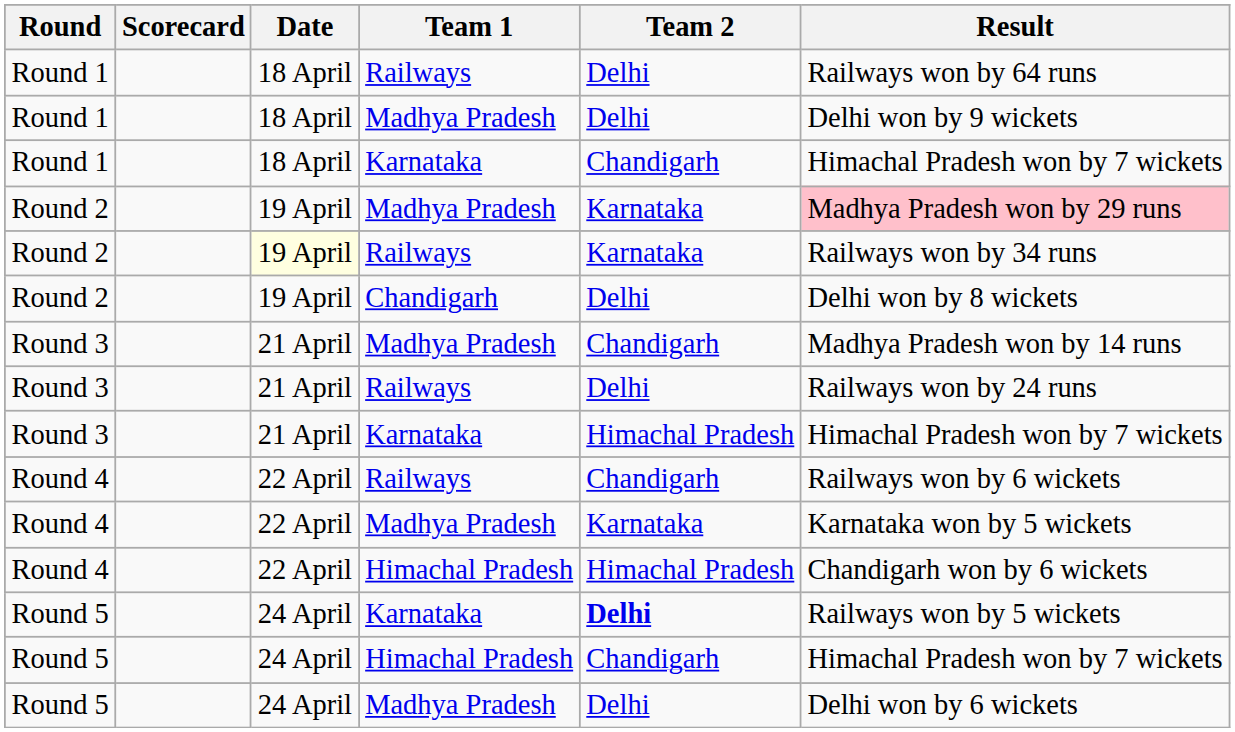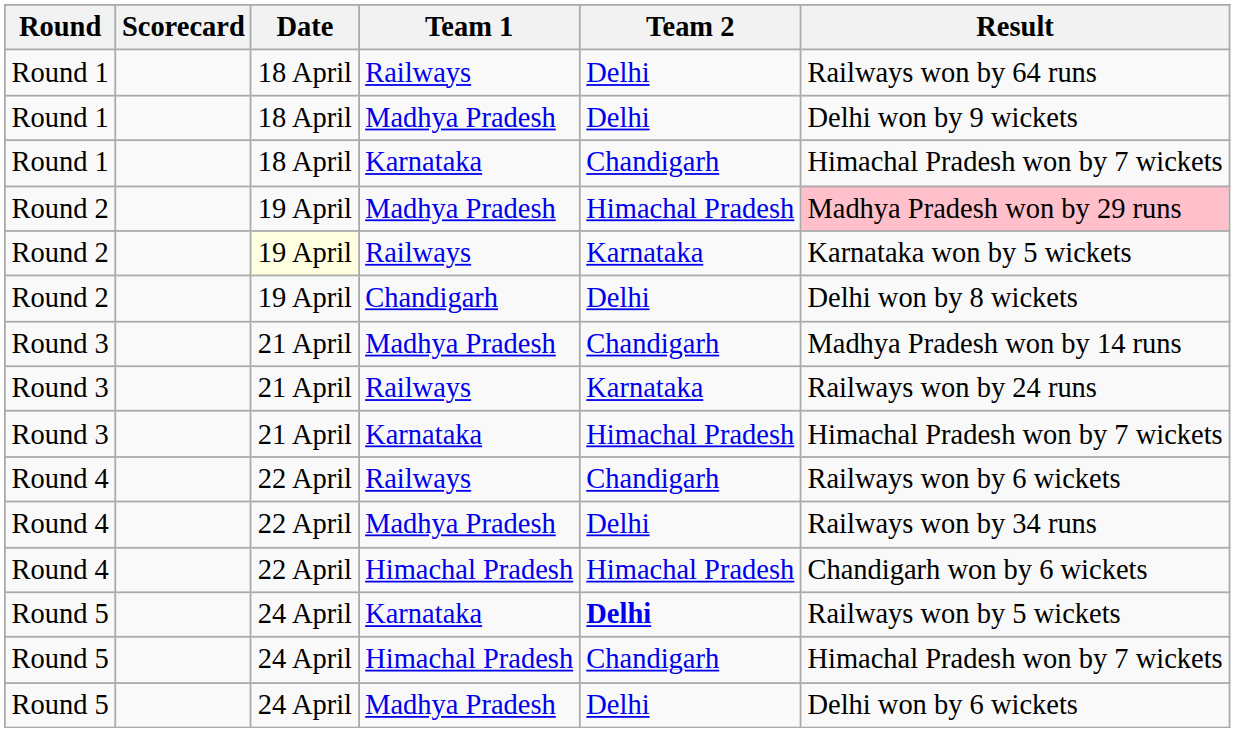(645, 207) Karnataka -> (690, 207) Himachal Pradesh
(952, 252) Railways won by 34 runs -> (970, 252) Karnataka won by 5 wickets
(618, 388) Delhi -> (645, 388) Karnataka
(645, 523) Karnataka -> (618, 523) Delhi
(970, 523) Karnataka won by 5 wickets -> (952, 523) Railways won by 34 runs
